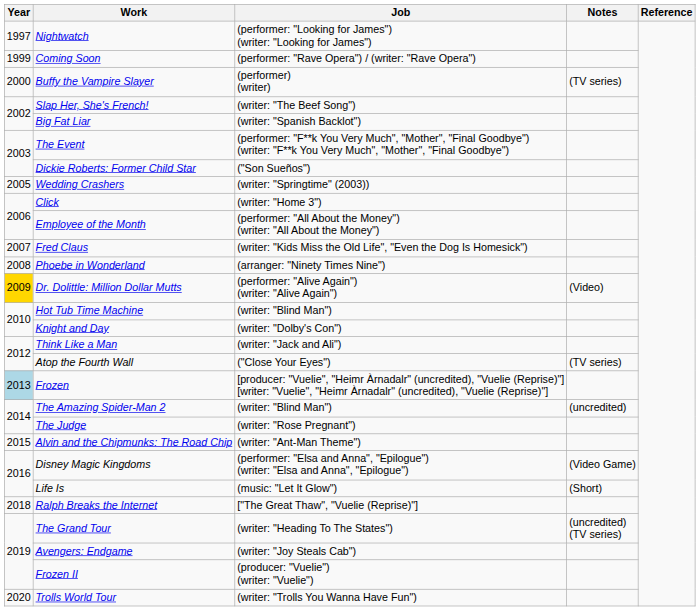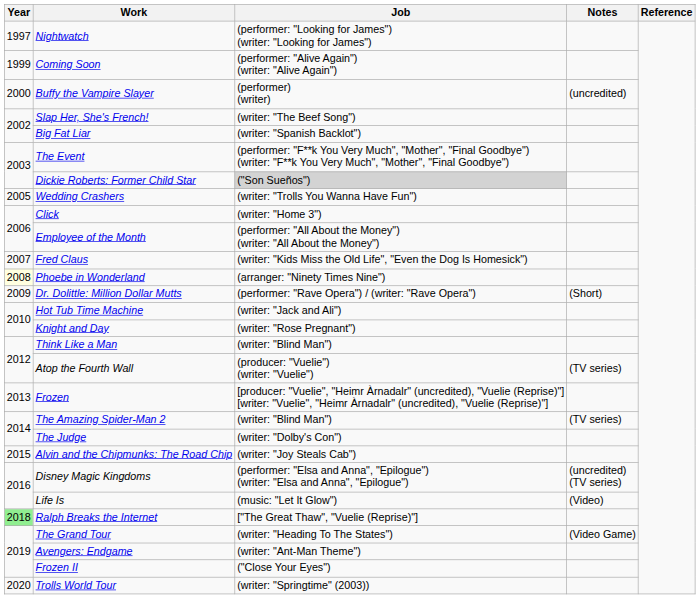(356, 59) (performer: "Rave Opera") / (writer: "Rave Opera") -> (297, 65) (performer: "Alive Again") (writer: "Alive Again")
(595, 82) (TV series) -> (598, 94) (uncredited)
(274, 168) no background -> (274, 180) lightgrey background
(303, 185) (writer: "Springtime" (2003)) -> (327, 197) (writer: "Trolls You Wanna Have Fun")
(19, 265) no background -> (19, 277) lightyellow background
(19, 288) gold background -> (19, 294) no background
(297, 288) (performer: "Alive Again") (writer: "Alive Again") -> (356, 294) (performer: "Rave Opera") / (writer: "Rave Opera")
(586, 288) (Video) -> (586, 294) (Short)
(284, 311) (writer: "Blind Man") -> (289, 311) (writer: "Jack and Ali")
(289, 328) (writer: "Dolby's Con") -> (296, 328) (writer: "Rose Pregnant")
(289, 345) (writer: "Jack and Ali") -> (284, 345) (writer: "Blind Man")
(284, 362) ("Close Your Eyes") -> (283, 368) (producer: "Vuelie") (writer: "Vuelie")
(19, 385) lightblue background -> (19, 397) no background
(598, 408) (uncredited) -> (595, 420) (TV series)
(296, 425) (writer: "Rose Pregnant") -> (289, 437) (writer: "Dolby's Con")
(299, 442) (writer: "Ant-Man Theme") -> (297, 454) (writer: "Joy Steals Cab")
(602, 465) (Video Game) -> (598, 477) (uncredited) (TV series)
(586, 488) (Short) -> (586, 500) (Video)
(19, 505) no background -> (19, 517) lightgreen background
(598, 528) (uncredited) (TV series) -> (602, 534) (Video Game)
(297, 551) (writer: "Joy Steals Cab") -> (299, 551) (writer: "Ant-Man Theme")
(283, 574) (producer: "Vuelie") (writer: "Vuelie") -> (284, 568) ("Close Your Eyes")
(327, 597) (writer: "Trolls You Wanna Have Fun") -> (303, 585) (writer: "Springtime" (2003))
